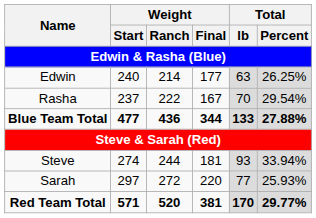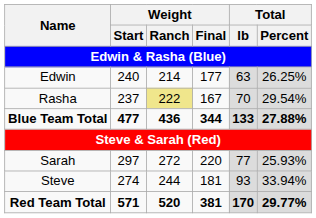(169, 98) no background -> (169, 98) khaki background
rows swapped: (58, 160) <-> (58, 181)
